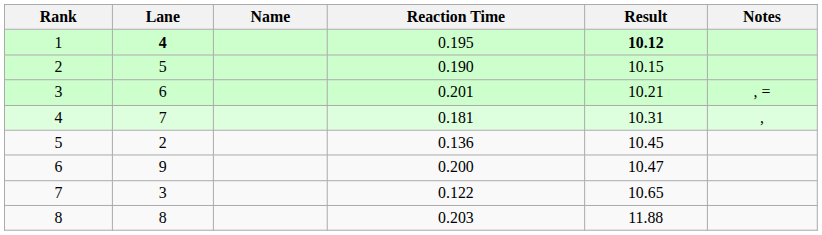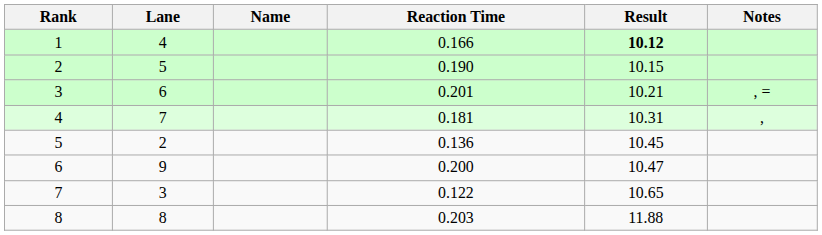(163, 42) bold -> (163, 42) normal
(456, 42) 0.195 -> (456, 42) 0.166
